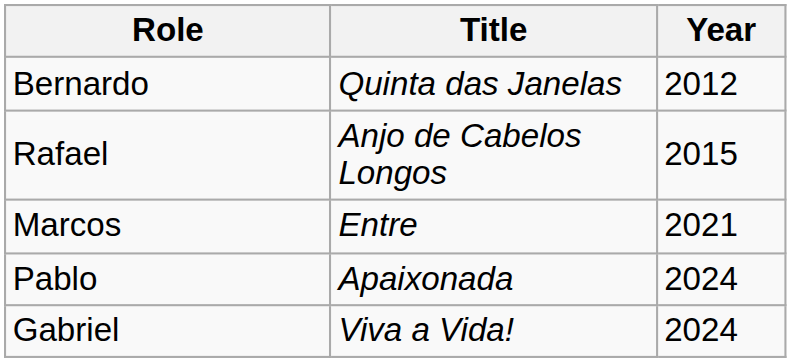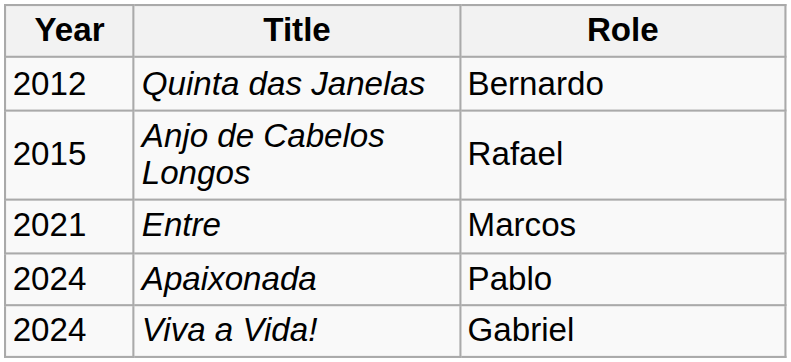columns swapped: (721, 30) <-> (168, 30)
